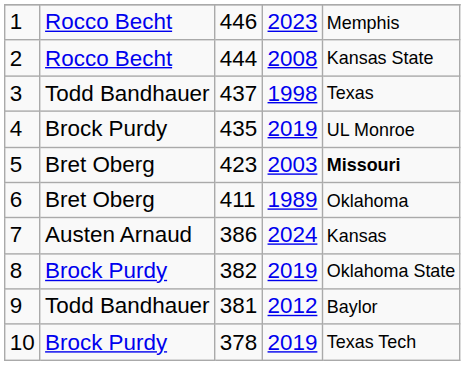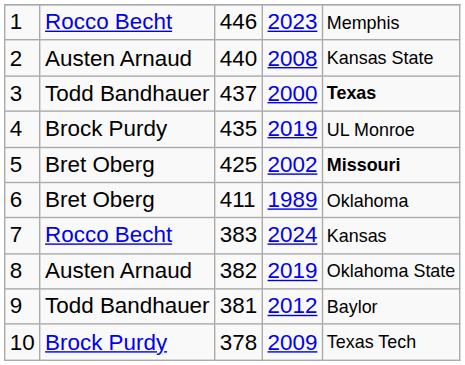(109, 57) Rocco Becht -> (119, 57) Austen Arnaud
(239, 57) 444 -> (239, 57) 440
(292, 93) 1998 -> (292, 93) 2000
(350, 94) normal -> (352, 94) bold
(239, 164) 423 -> (239, 164) 425
(292, 164) 2003 -> (292, 164) 2002
(119, 235) Austen Arnaud -> (109, 235) Rocco Becht
(239, 235) 386 -> (239, 235) 383
(106, 270) Brock Purdy -> (119, 270) Austen Arnaud
(292, 341) 2019 -> (292, 341) 2009
